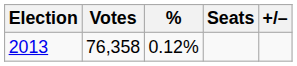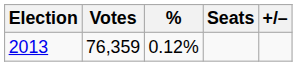(113, 46) 76,358 -> (113, 46) 76,359
